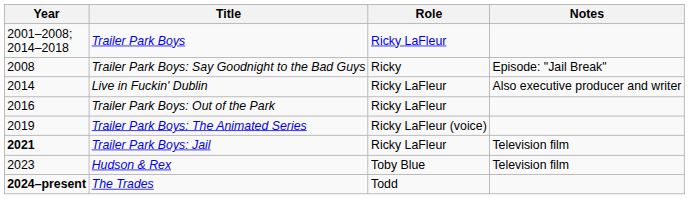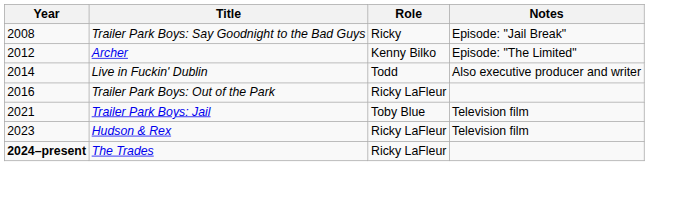- row: (138, 40)
+ row: (110, 53)
(409, 86) Ricky LaFleur -> (384, 72) Todd
- row: (199, 125)
(21, 145) bold -> (21, 111) normal
(409, 145) Ricky LaFleur -> (398, 111) Toby Blue
(398, 164) Toby Blue -> (409, 131) Ricky LaFleur
(384, 184) Todd -> (409, 151) Ricky LaFleur
